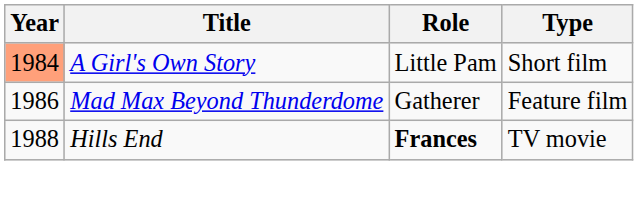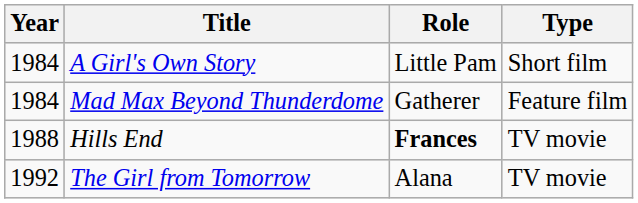(35, 62) lightsalmon background -> (35, 62) no background
(35, 100) 1986 -> (35, 100) 1984
+ row: (190, 178)
